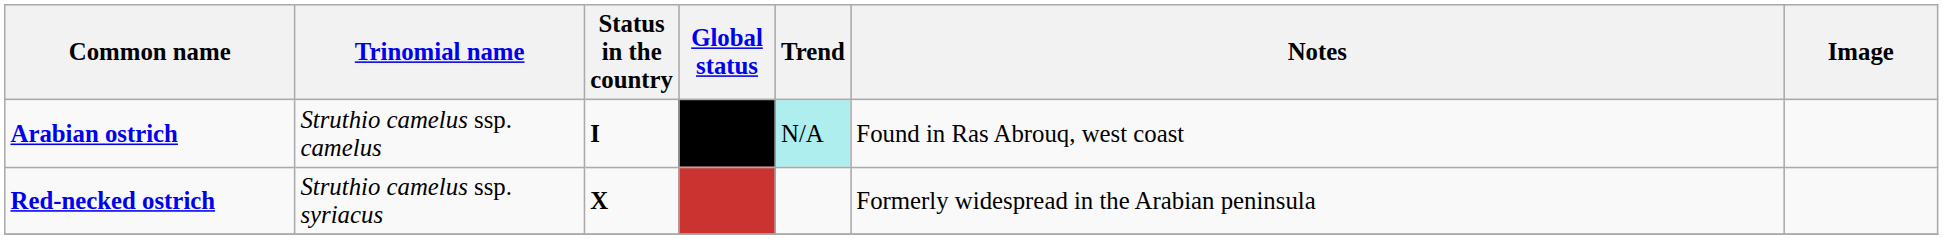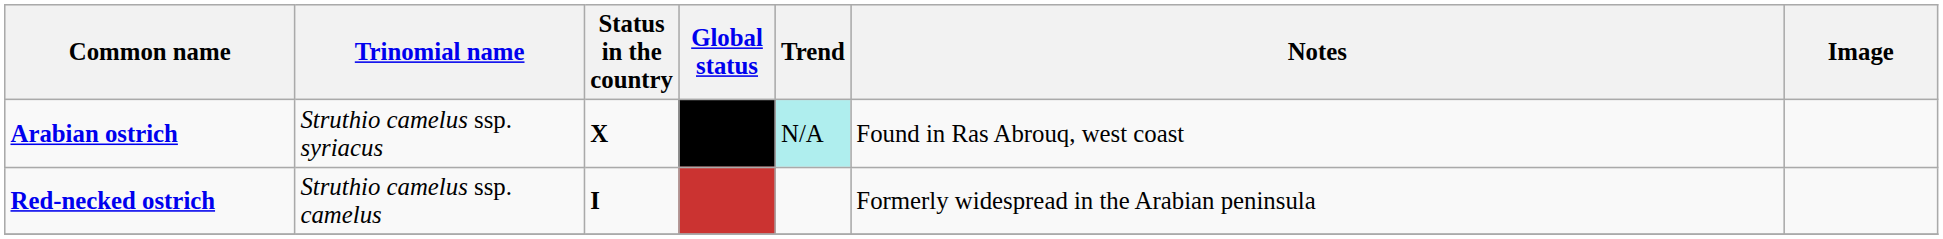(406, 133) Struthio camelus ssp. camelus -> (406, 133) Struthio camelus ssp. syriacus
(595, 133) I -> (599, 133) X
(406, 200) Struthio camelus ssp. syriacus -> (406, 200) Struthio camelus ssp. camelus
(599, 200) X -> (595, 200) I
